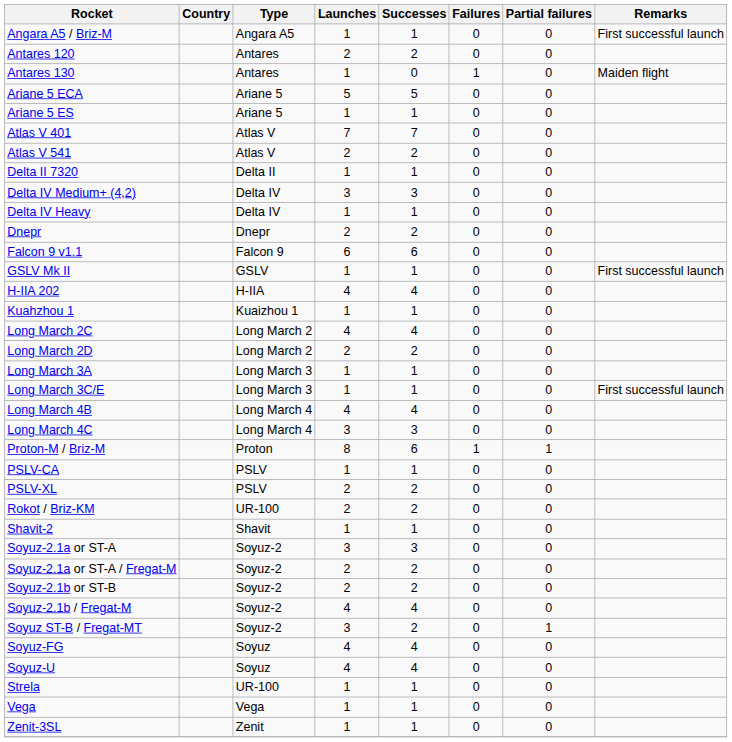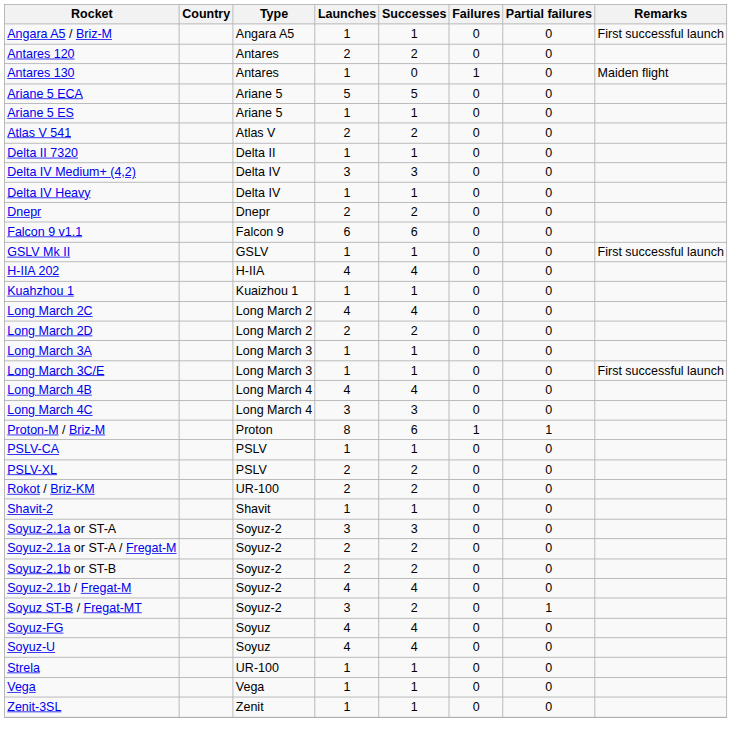- row: (39, 133)
